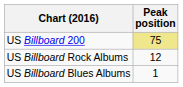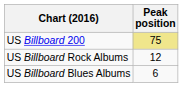(155, 73) 1 -> (155, 73) 6
